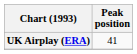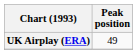(112, 40) 41 -> (112, 40) 49
